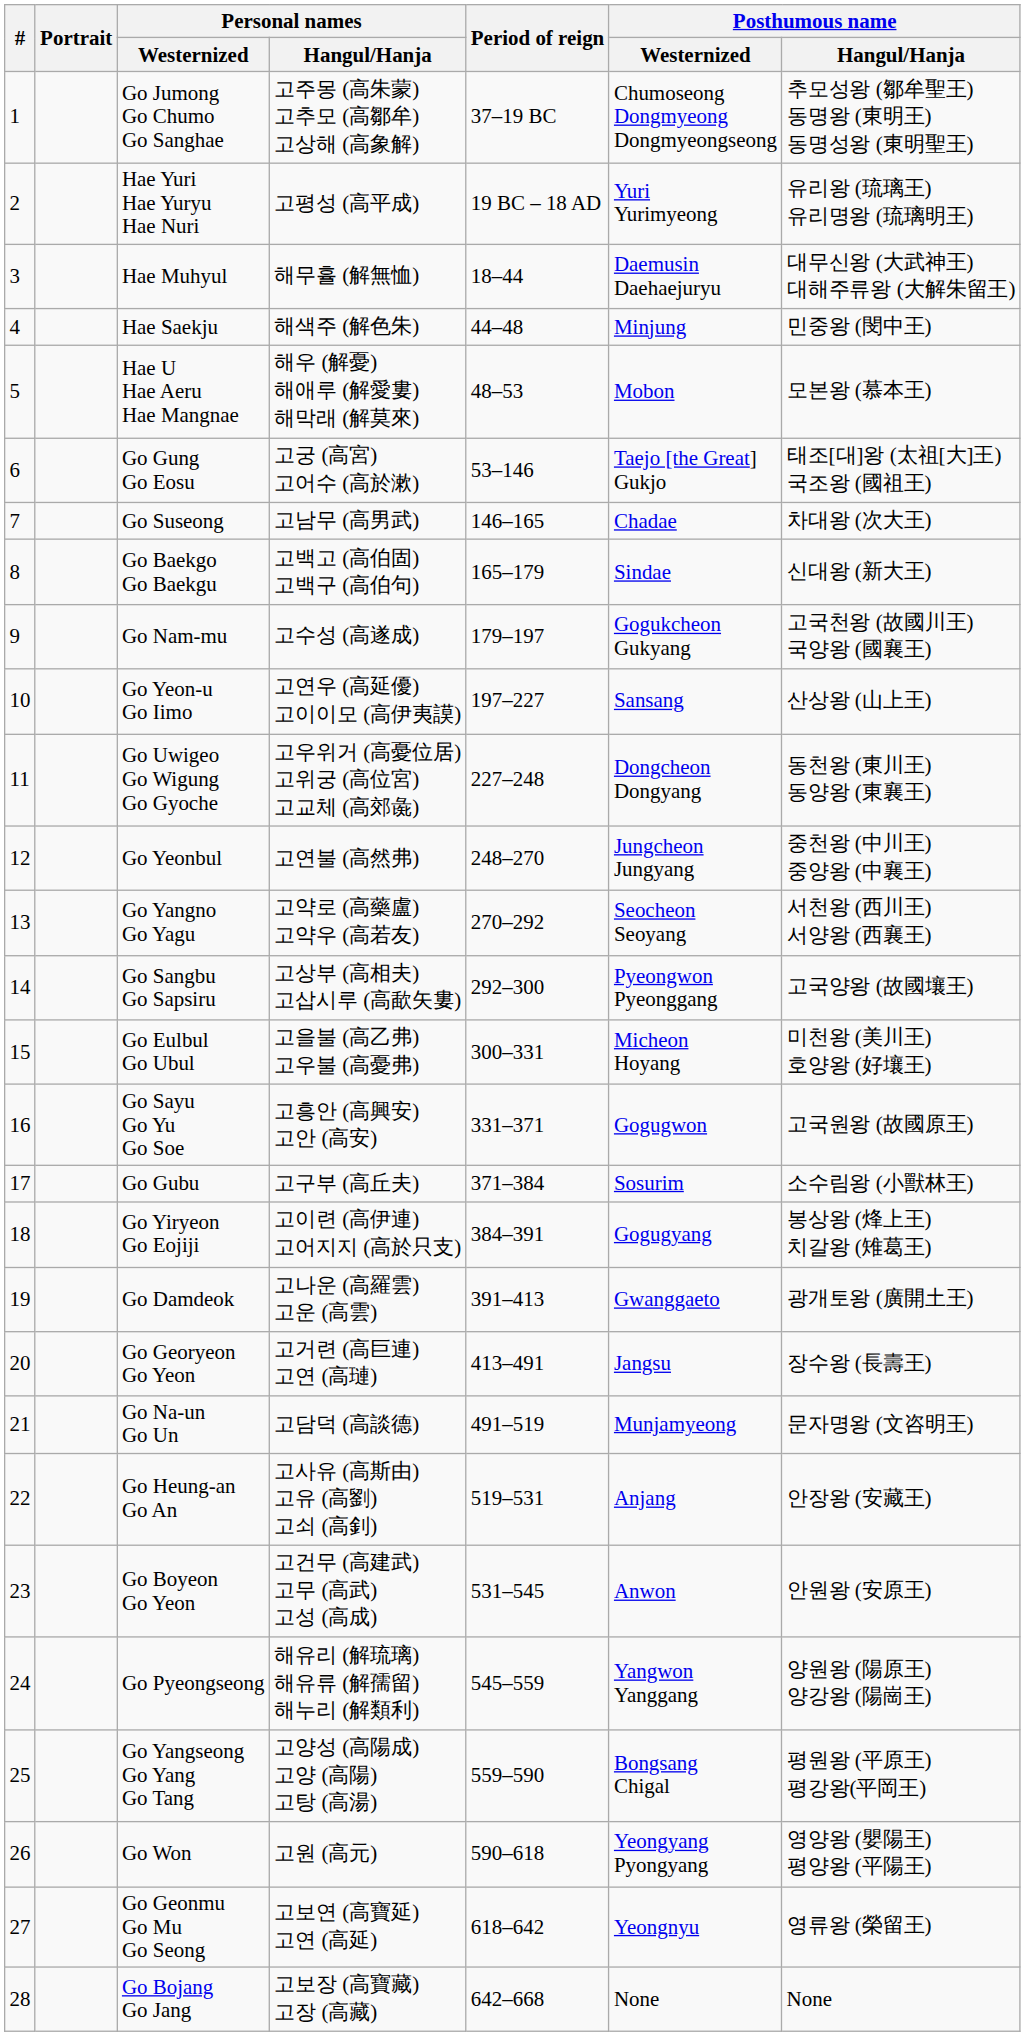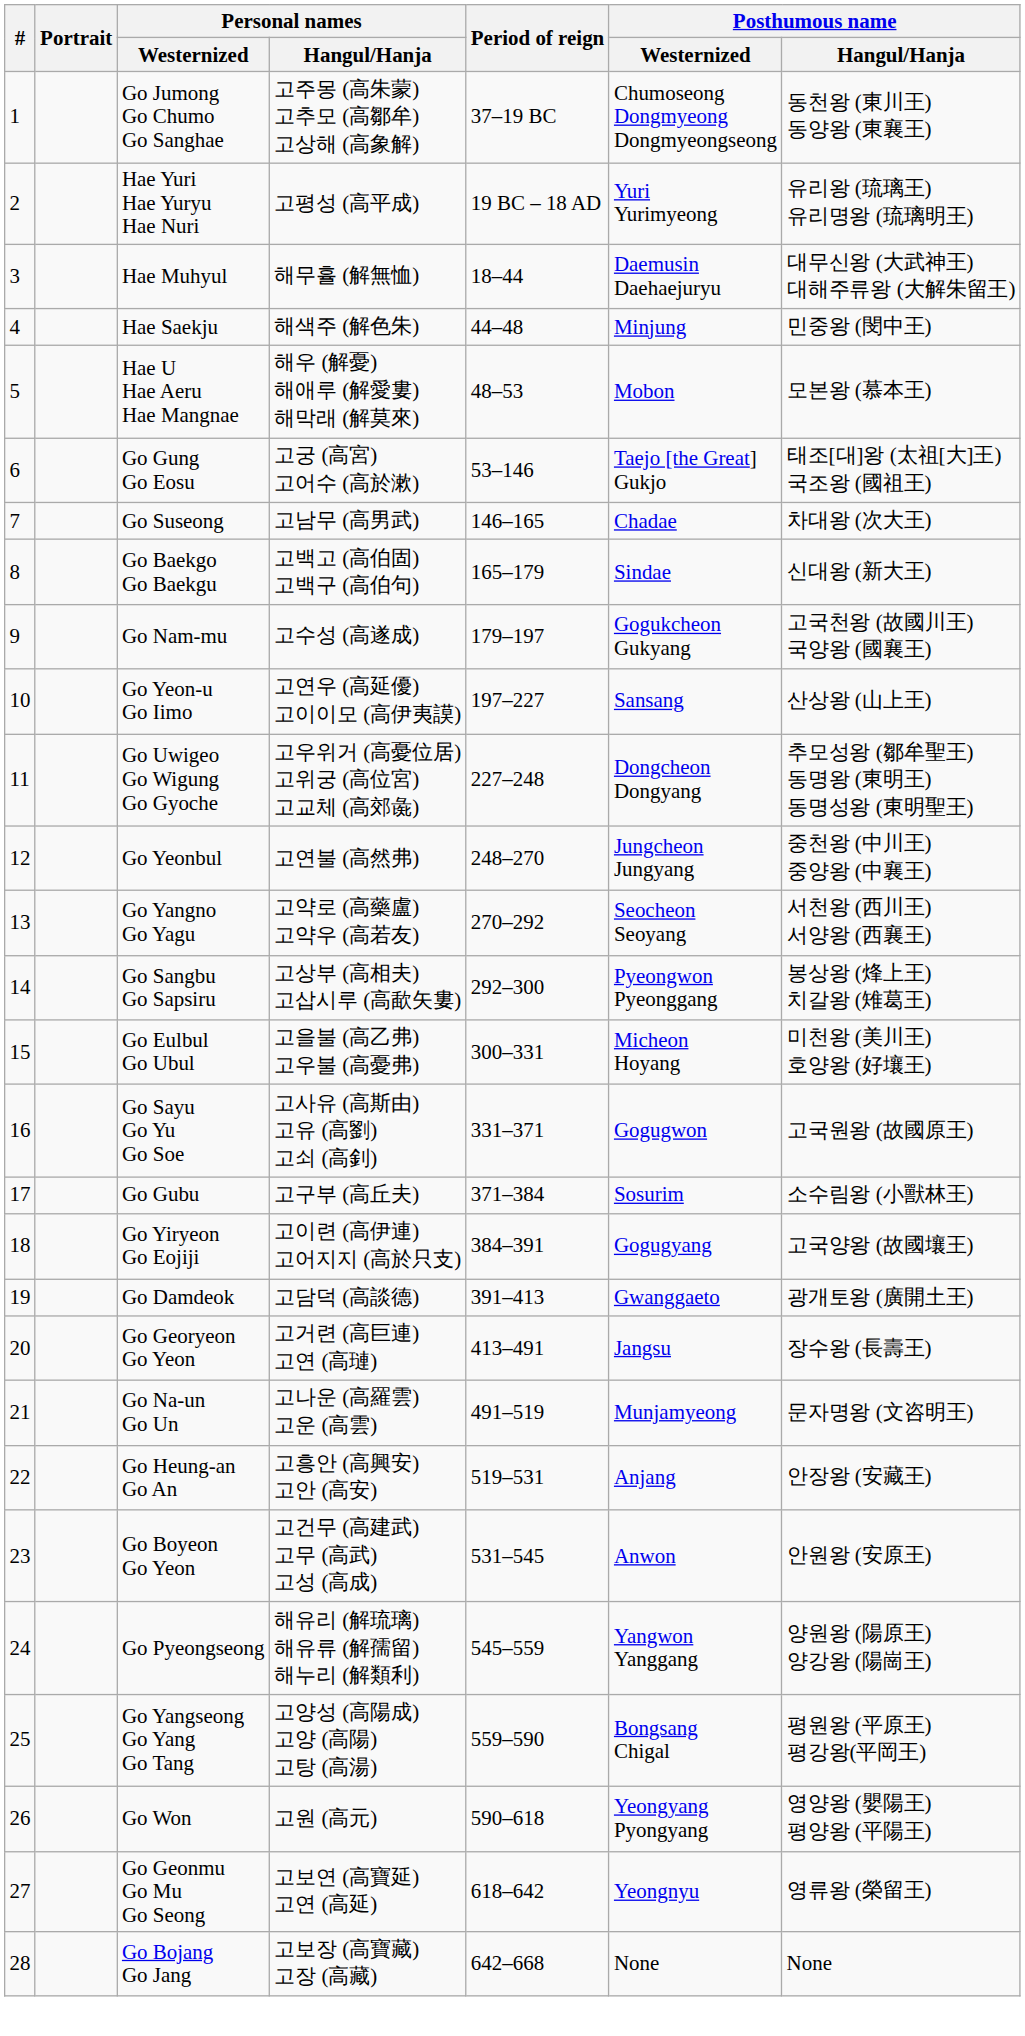(880, 116) 추모성왕 (鄒牟聖王) 동명왕 (東明王) 동명성왕 (東明聖王) -> (859, 116) 동천왕 (東川王) 동양왕 (東襄王)
(859, 778) 동천왕 (東川王) 동양왕 (東襄王) -> (880, 778) 추모성왕 (鄒牟聖王) 동명왕 (東明王) 동명성왕 (東明聖王)
(880, 986) 고국양왕 (故國壤王) -> (859, 986) 봉상왕 (烽上王) 치갈왕 (雉葛王)
(347, 1123) 고흥안 (高興安) 고안 (高安) -> (347, 1129) 고사유 (高斯由) 고유 (高劉) 고쇠 (高釗)
(859, 1233) 봉상왕 (烽上王) 치갈왕 (雉葛王) -> (880, 1245) 고국양왕 (故國壤王)
(347, 1298) 고나운 (高羅雲) 고운 (高雲) -> (347, 1296) 고담덕 (高談德)
(347, 1423) 고담덕 (高談德) -> (347, 1412) 고나운 (高羅雲) 고운 (高雲)
(347, 1498) 고사유 (高斯由) 고유 (高劉) 고쇠 (高釗) -> (347, 1476) 고흥안 (高興安) 고안 (高安)
